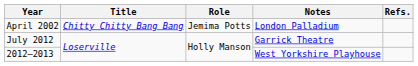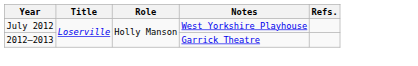- row: (33, 26)
(294, 40) Garrick Theatre -> (244, 26) West Yorkshire Playhouse
(318, 54) West Yorkshire Playhouse -> (221, 40) Garrick Theatre
